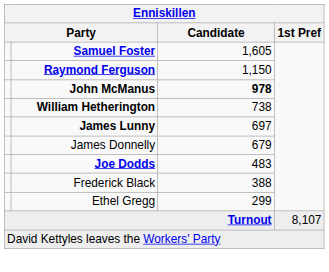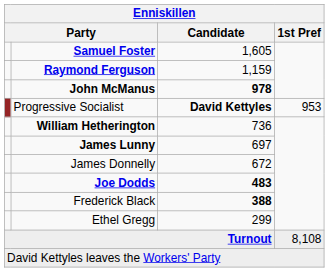(257, 70) 1,150 -> (257, 70) 1,159
+ row: (69, 107)
(262, 107) 738 -> (262, 126) 736
(262, 145) 679 -> (262, 164) 672
(262, 164) normal -> (262, 182) bold
(262, 182) normal -> (262, 201) bold
(307, 220) 8,107 -> (307, 239) 8,108
